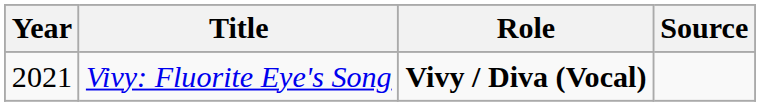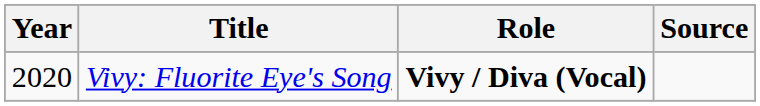(42, 76) 2021 -> (42, 76) 2020
